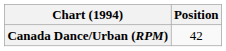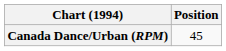(196, 35) 42 -> (196, 35) 45
